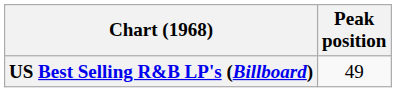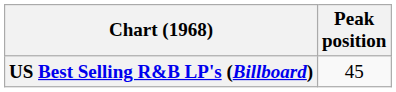(354, 71) 49 -> (354, 71) 45
